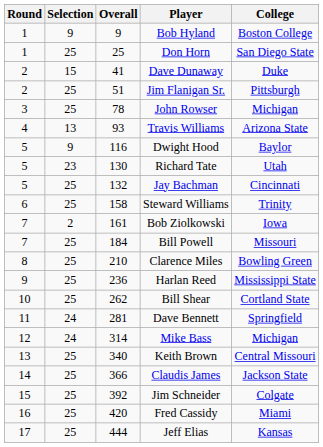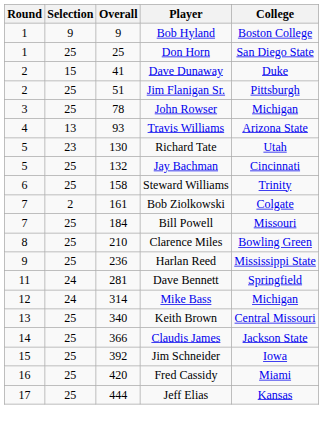- row: (186, 147)
(275, 223) Iowa -> (275, 204) Colgate
- row: (186, 299)
(275, 394) Colgate -> (275, 356) Iowa
